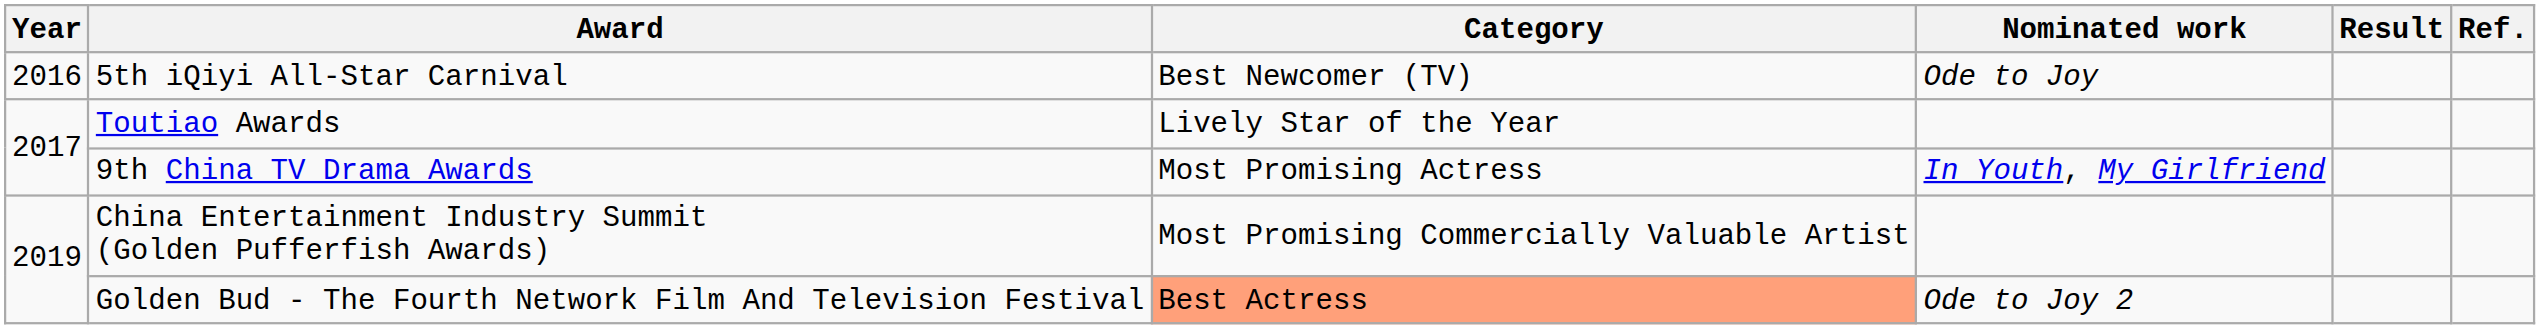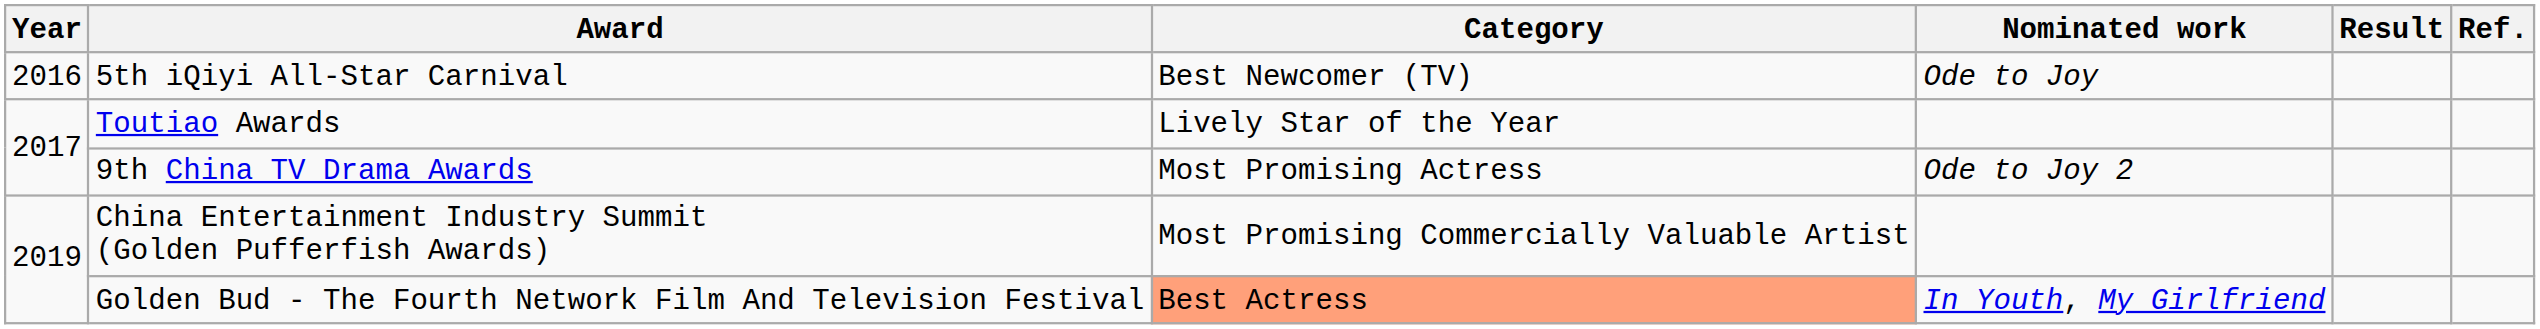(2124, 171) In Youth, My Girlfriend -> (2028, 171) Ode to Joy 2
(2028, 300) Ode to Joy 2 -> (2124, 300) In Youth, My Girlfriend
